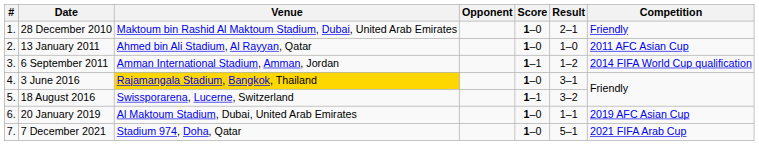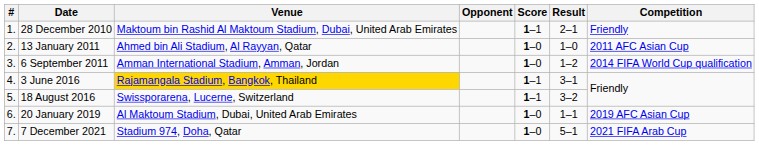(532, 30) 1–0 -> (532, 30) 1–1
(532, 64) 1–1 -> (532, 64) 1–0
(532, 81) 1–0 -> (532, 81) 1–1
